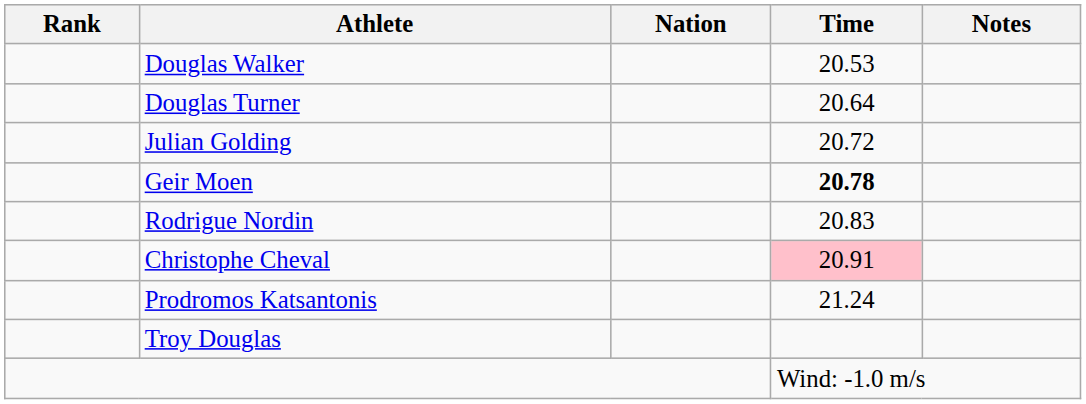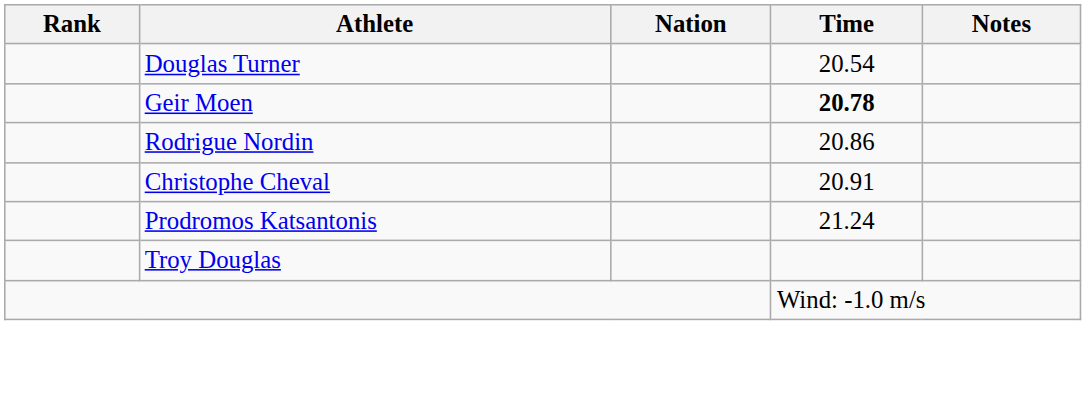- row: (224, 63)
(847, 102) 20.64 -> (847, 63) 20.54
- row: (218, 142)
(847, 220) 20.83 -> (847, 142) 20.86
(847, 260) pink background -> (847, 181) no background
